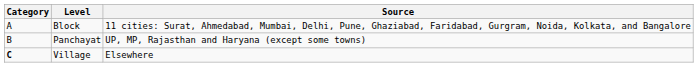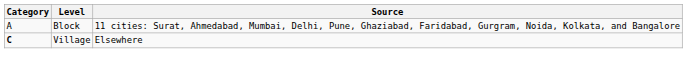- row: (77, 40)
